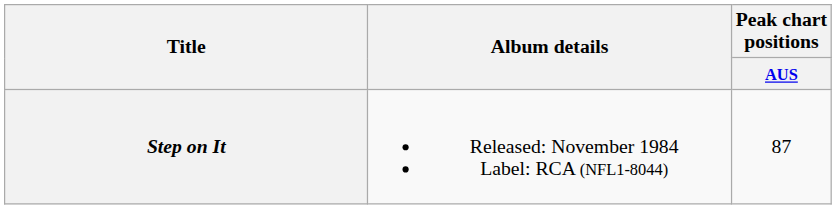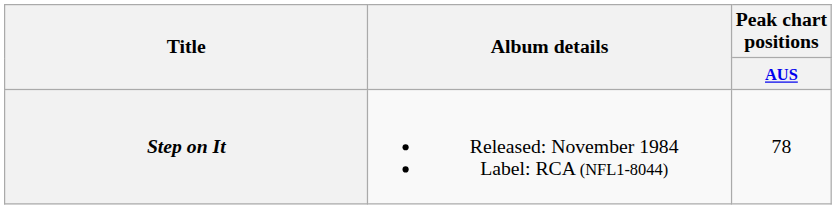(781, 146) 87 -> (781, 146) 78
